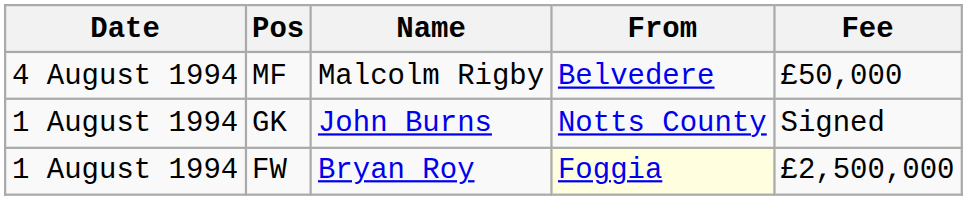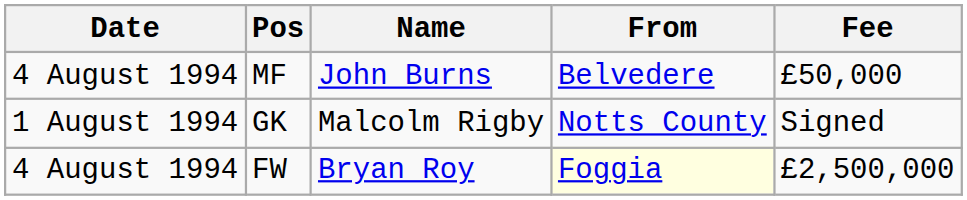(431, 76) Malcolm Rigby -> (405, 76) John Burns
(405, 123) John Burns -> (431, 123) Malcolm Rigby
(125, 170) 1 August 1994 -> (125, 170) 4 August 1994
